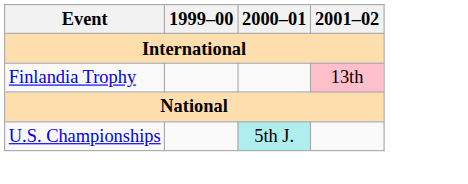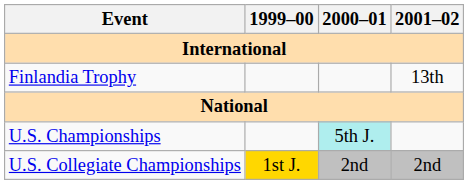(347, 77) pink background -> (427, 77) no background
+ row: (125, 164)
